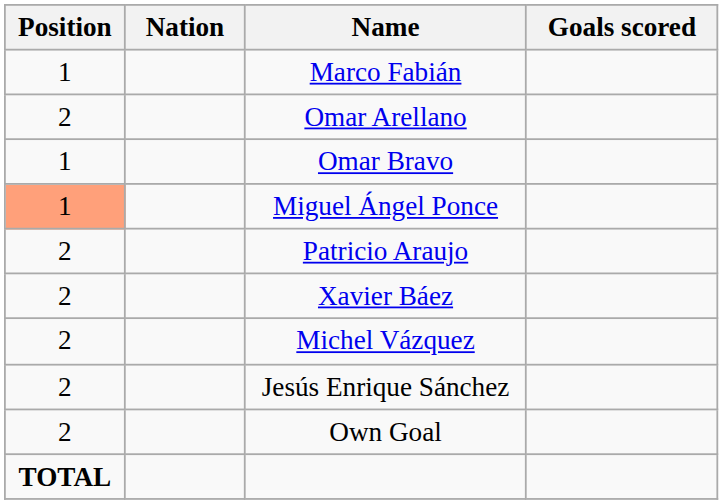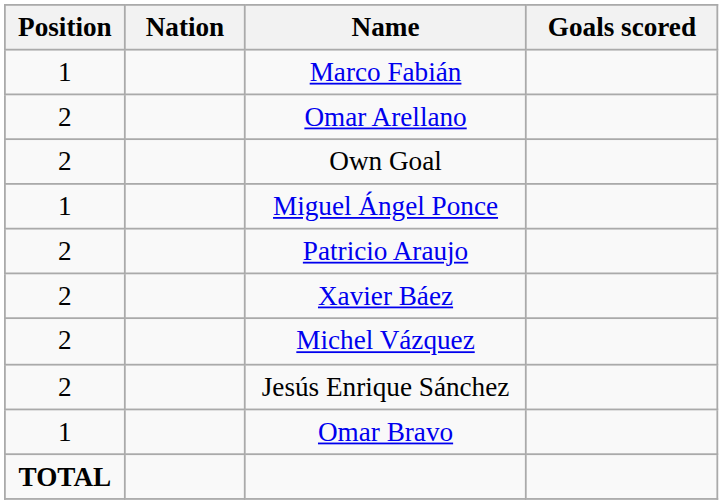rows swapped: (386, 161) <-> (386, 430)
(65, 206) lightsalmon background -> (65, 206) no background
